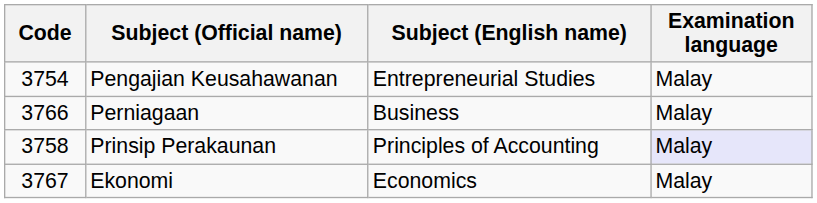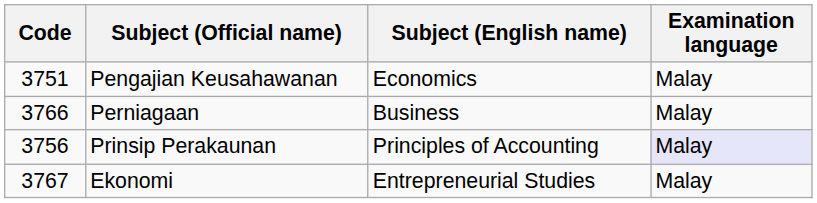(45, 79) 3754 -> (45, 79) 3751
(484, 79) Entrepreneurial Studies -> (425, 79) Economics
(45, 146) 3758 -> (45, 146) 3756
(425, 180) Economics -> (484, 180) Entrepreneurial Studies
